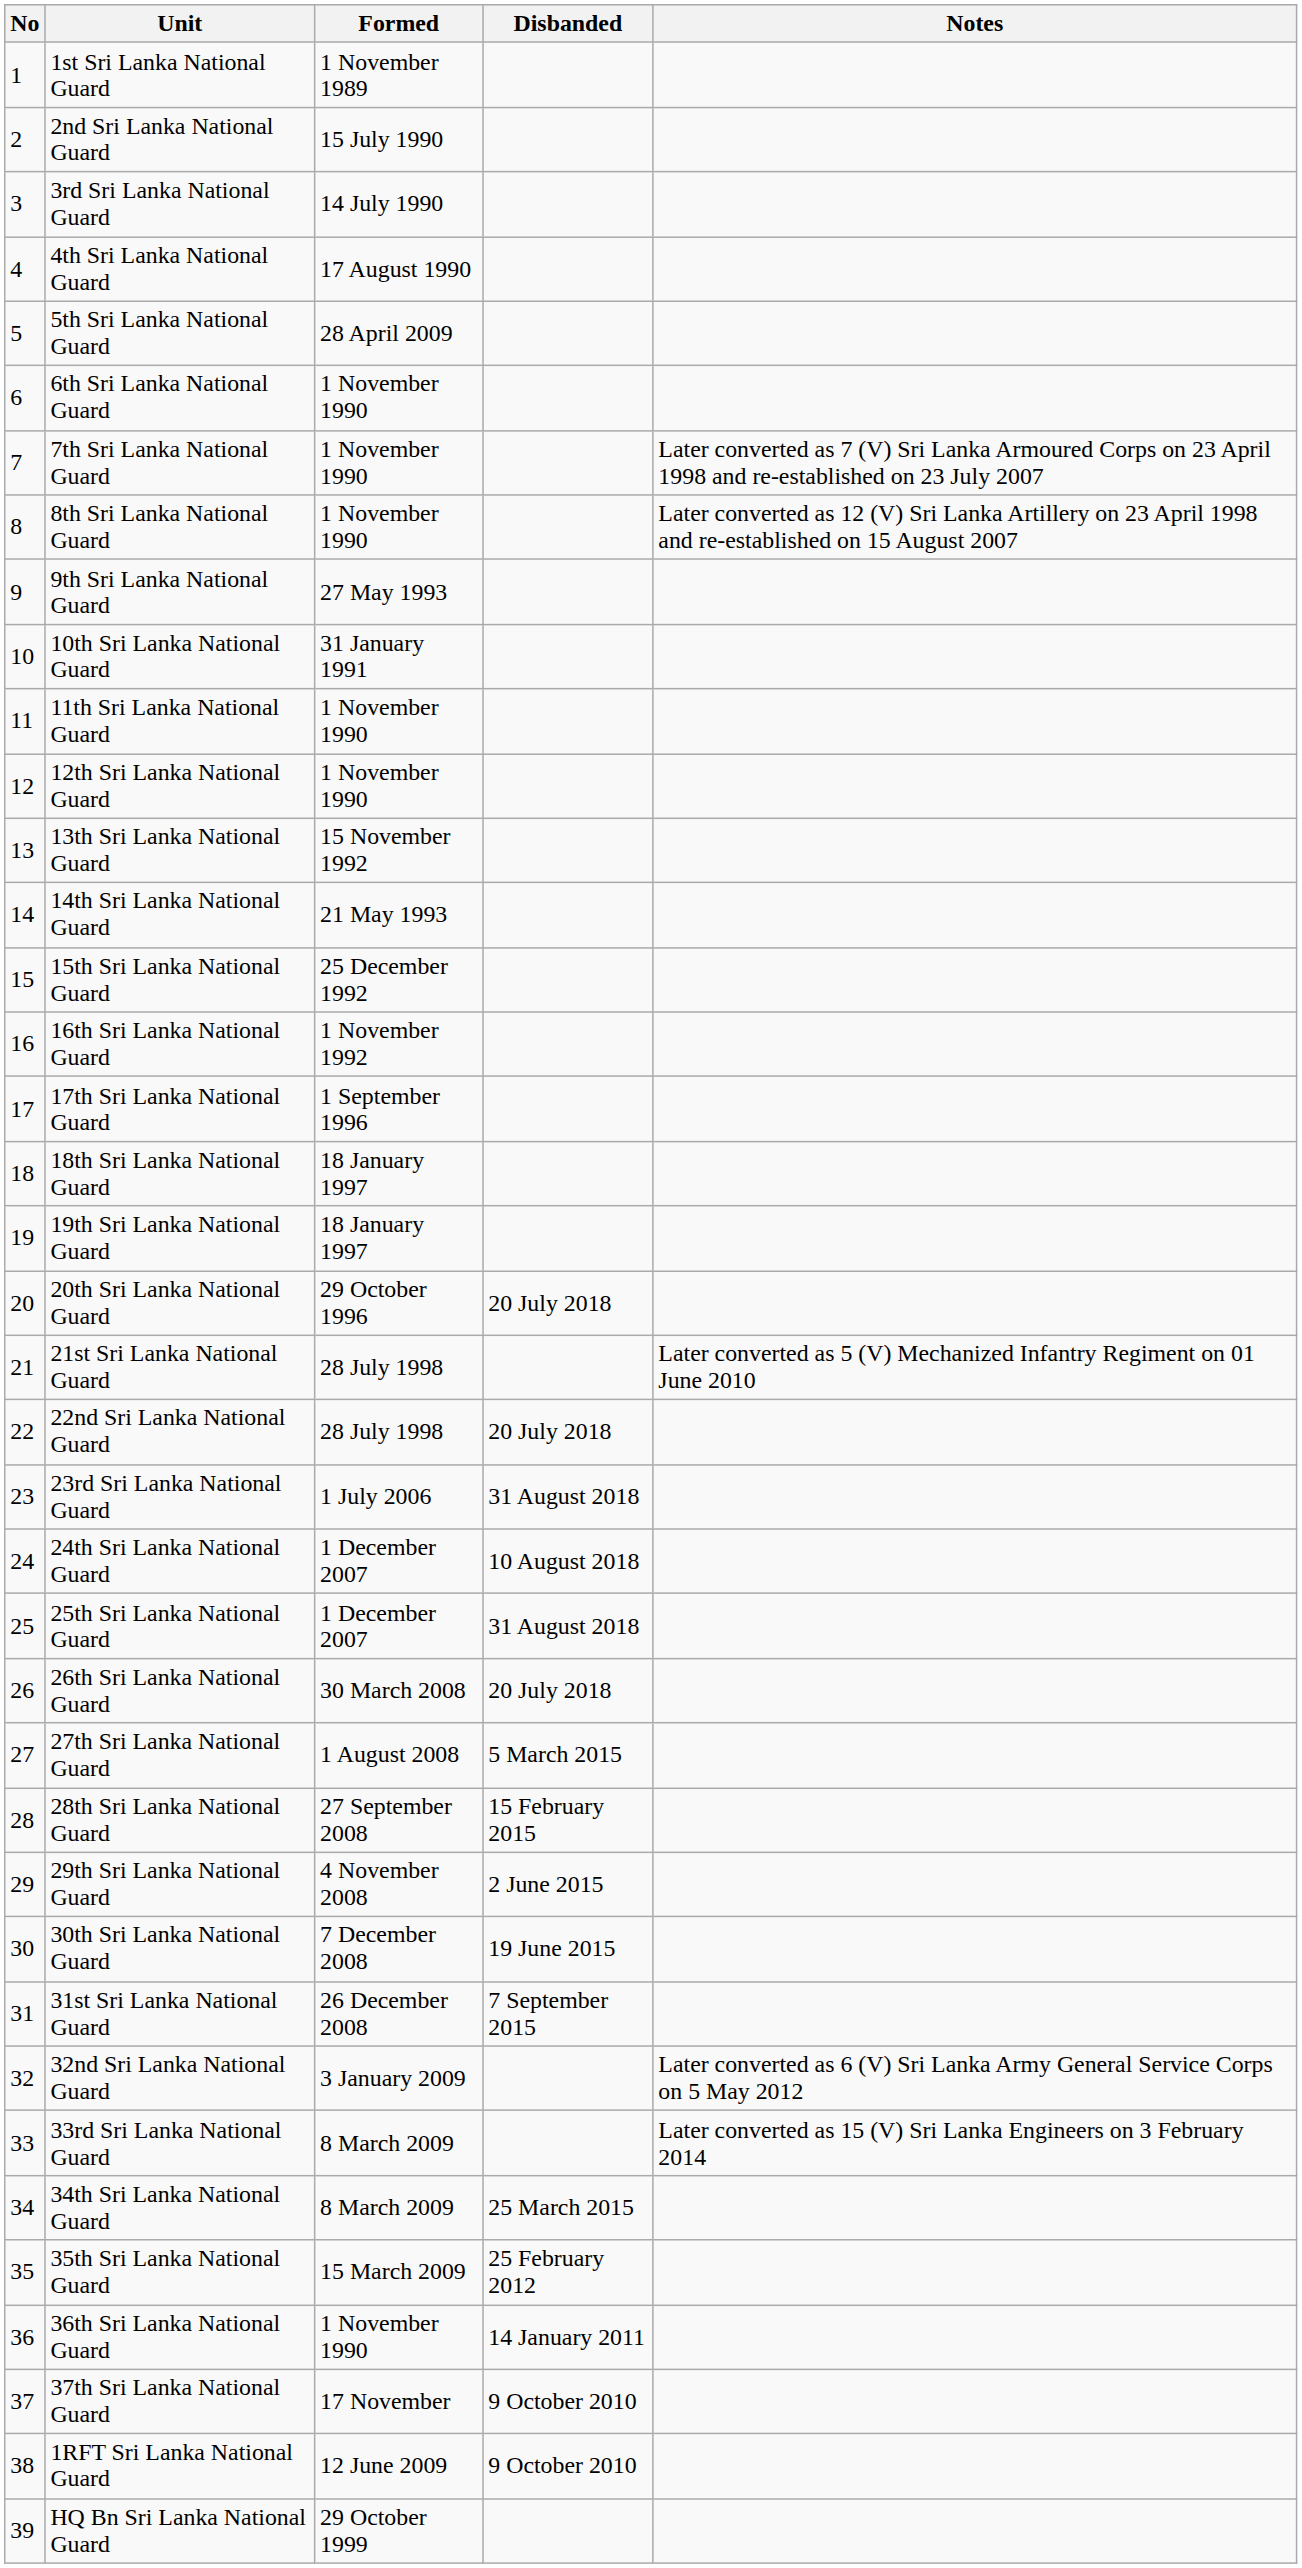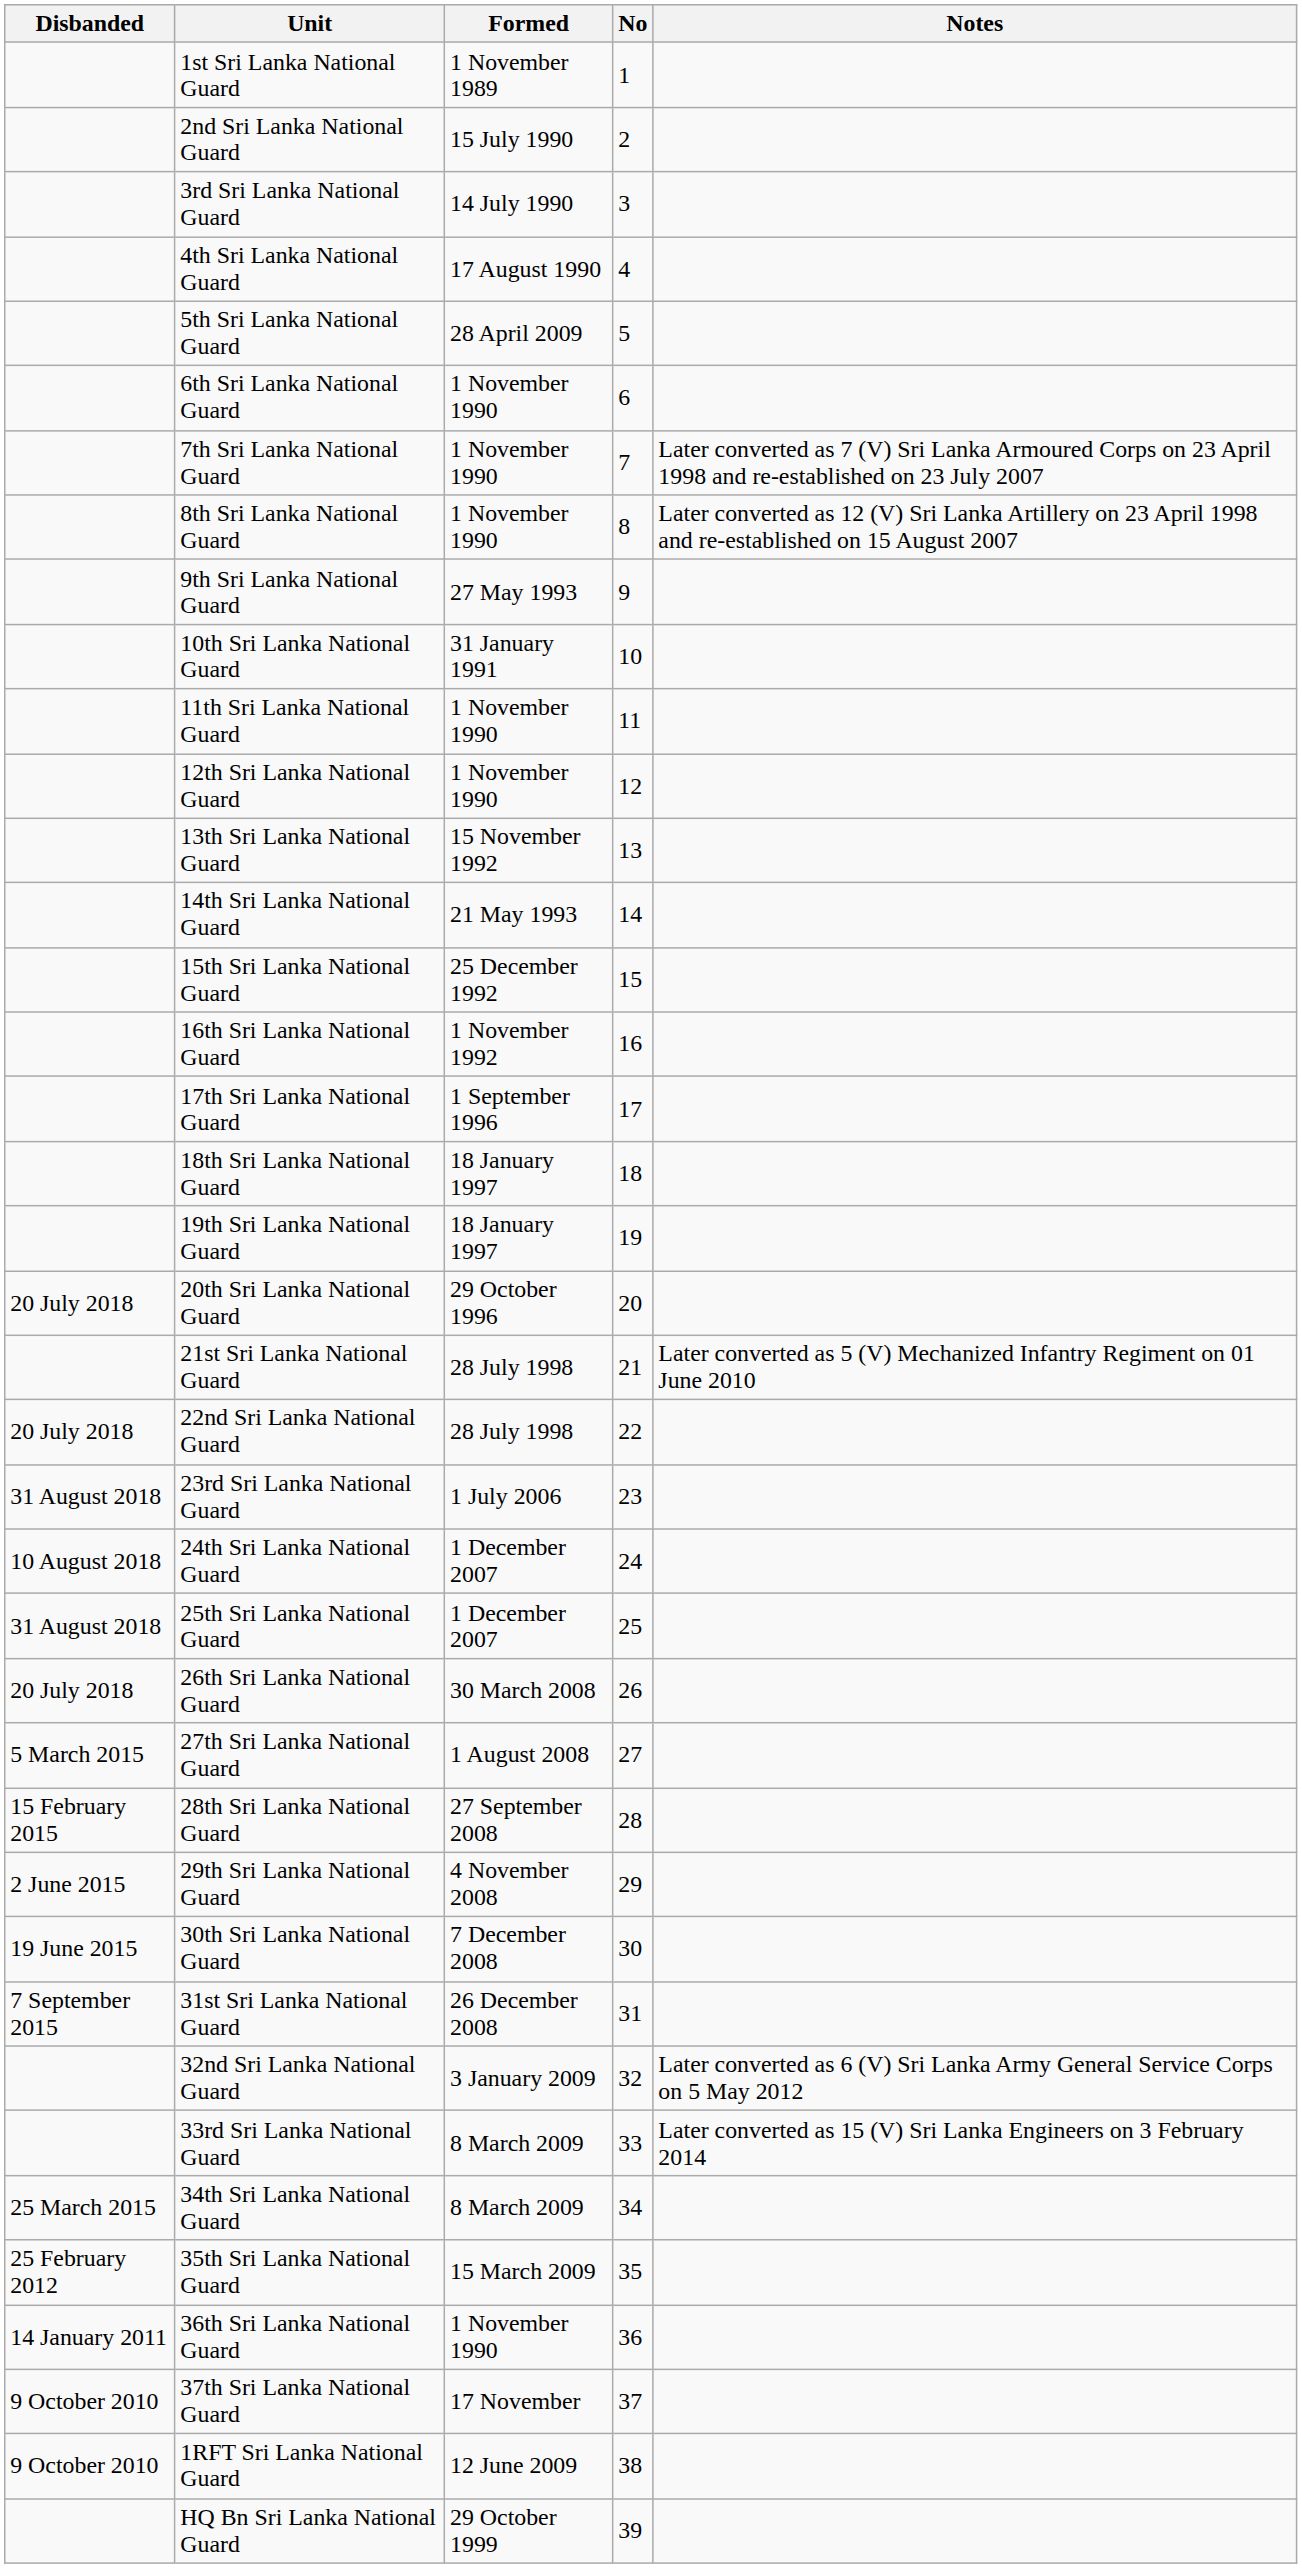columns swapped: (25, 23) <-> (568, 23)
